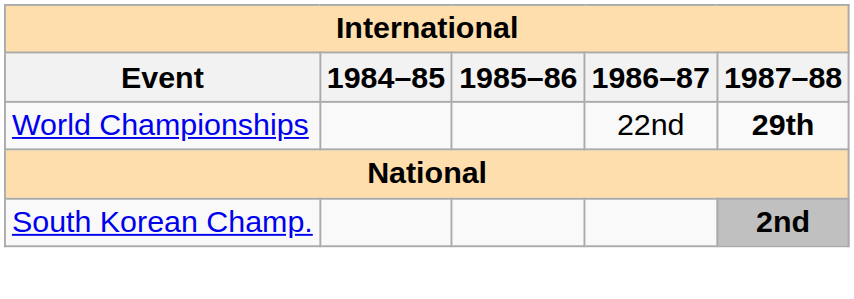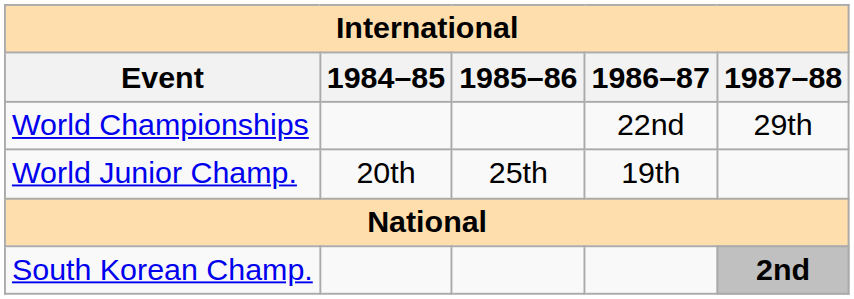(783, 125) bold -> (783, 125) normal
+ row: (154, 173)
